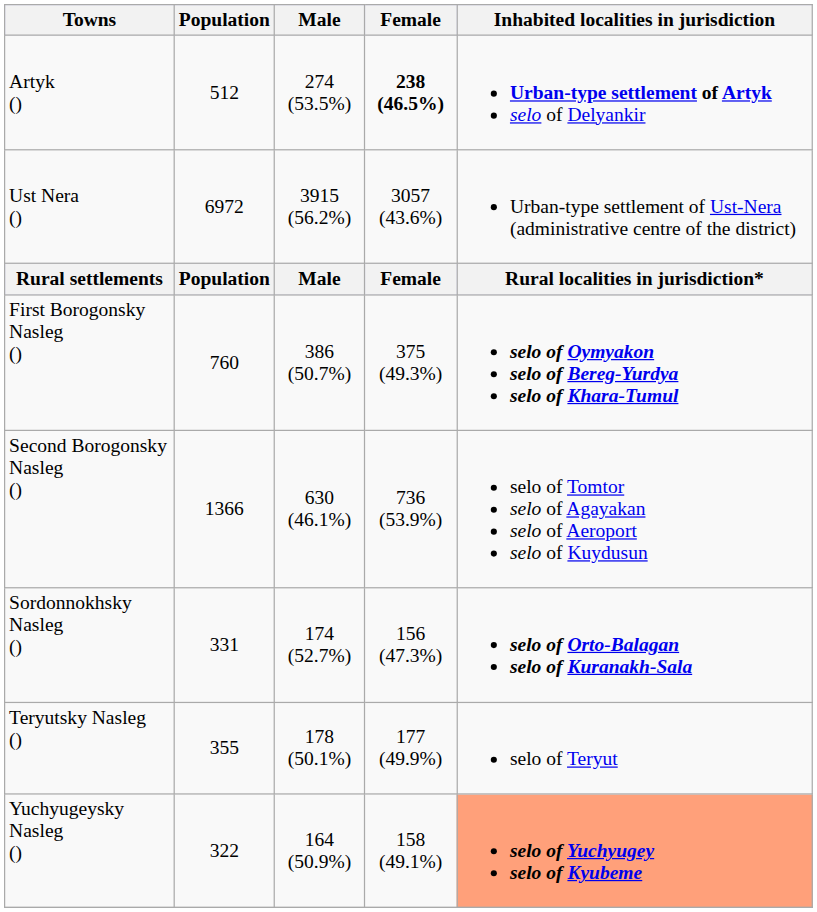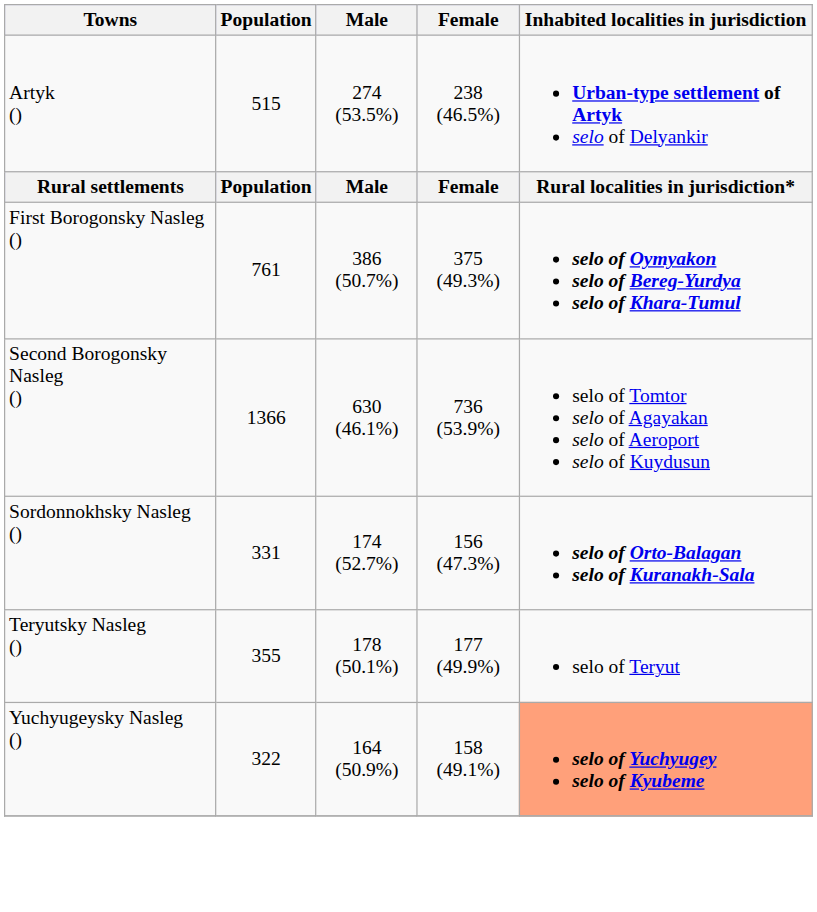(224, 92) 512 -> (266, 103) 515
(411, 92) bold -> (468, 103) normal
- row: (44, 206)
(224, 362) 760 -> (266, 270) 761
